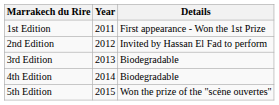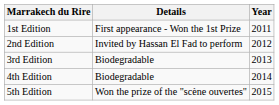columns swapped: (105, 12) <-> (196, 12)
